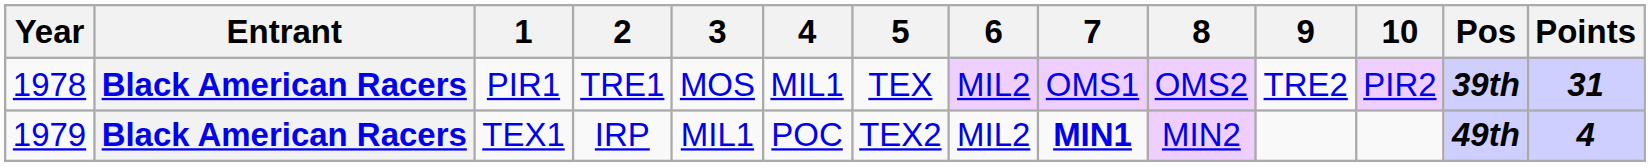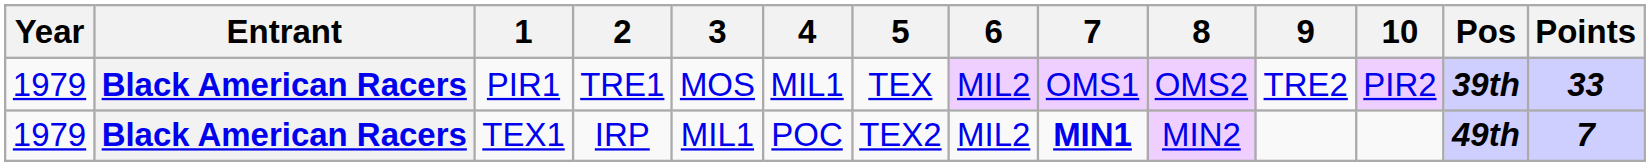(50, 84) 1978 -> (50, 84) 1979
(1586, 84) 31 -> (1586, 84) 33
(1586, 136) 4 -> (1586, 136) 7
